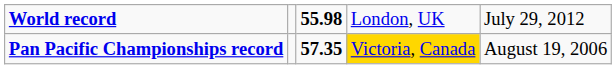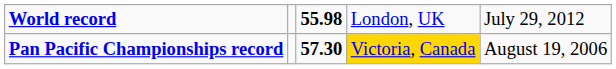(321, 48) 57.35 -> (321, 48) 57.30
